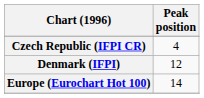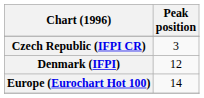(176, 45) 4 -> (176, 45) 3
